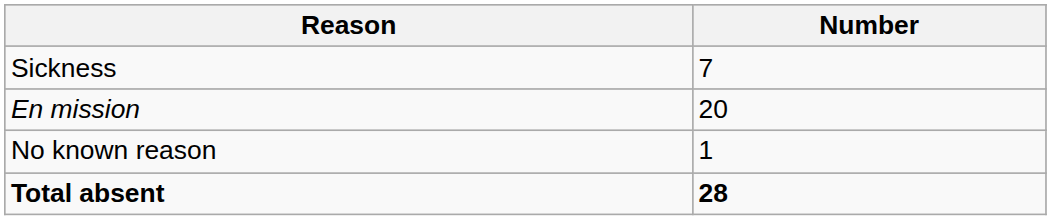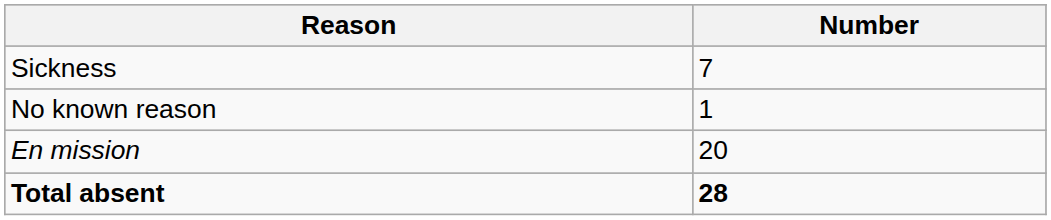rows swapped: (114, 151) <-> (75, 109)
